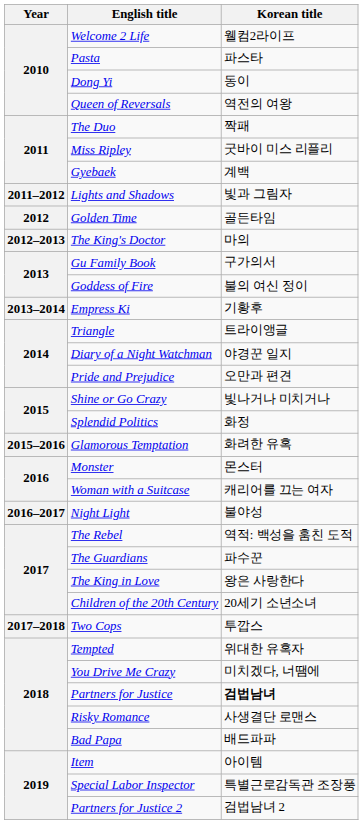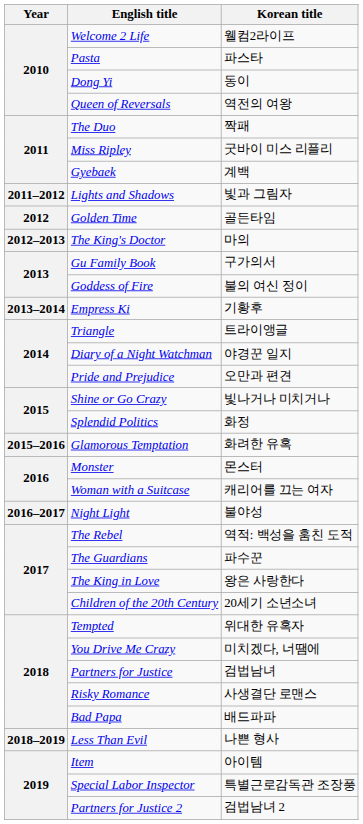- row: (96, 626)
(250, 694) bold -> (250, 671) normal
+ row: (109, 739)
